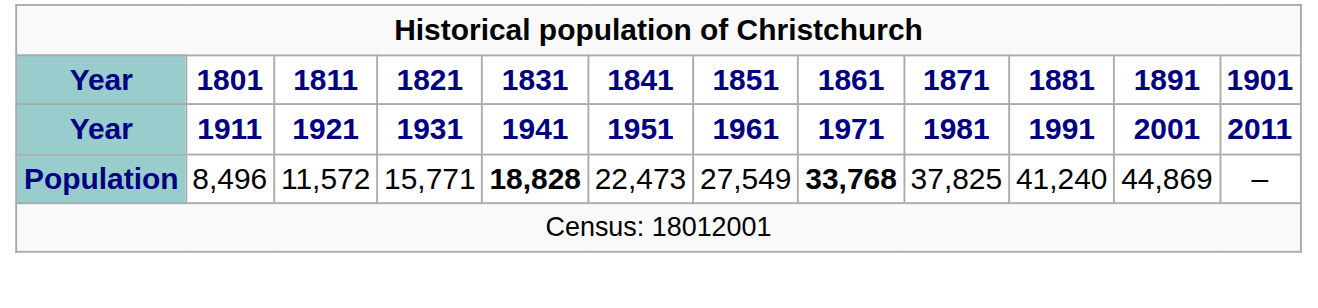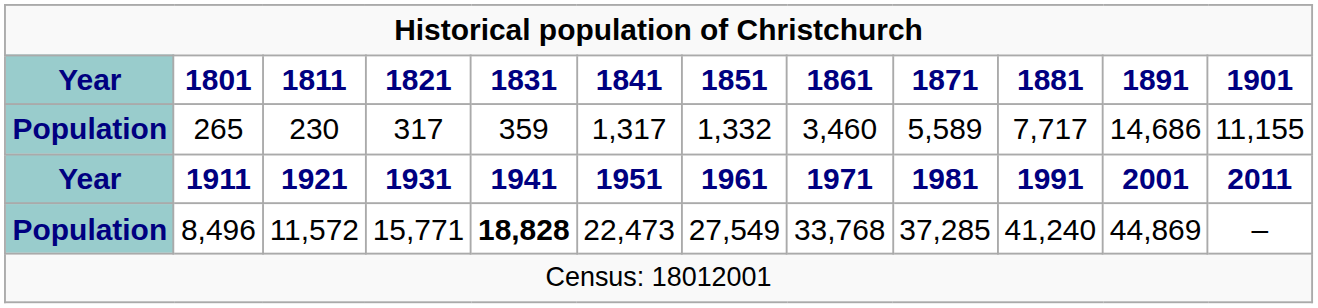+ row: (218, 129)
(851, 179) bold -> (840, 228) normal
(956, 179) 37,825 -> (945, 228) 37,285
